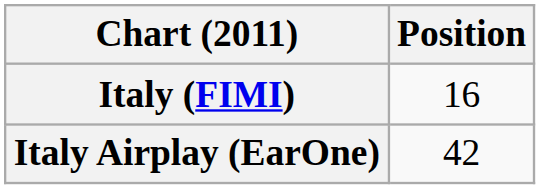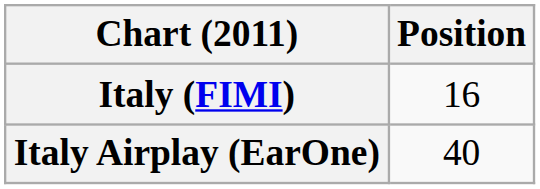(462, 152) 42 -> (462, 152) 40
